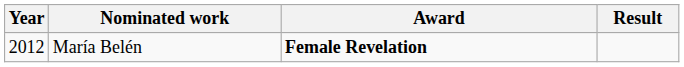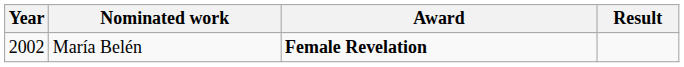(27, 47) 2012 -> (27, 47) 2002
